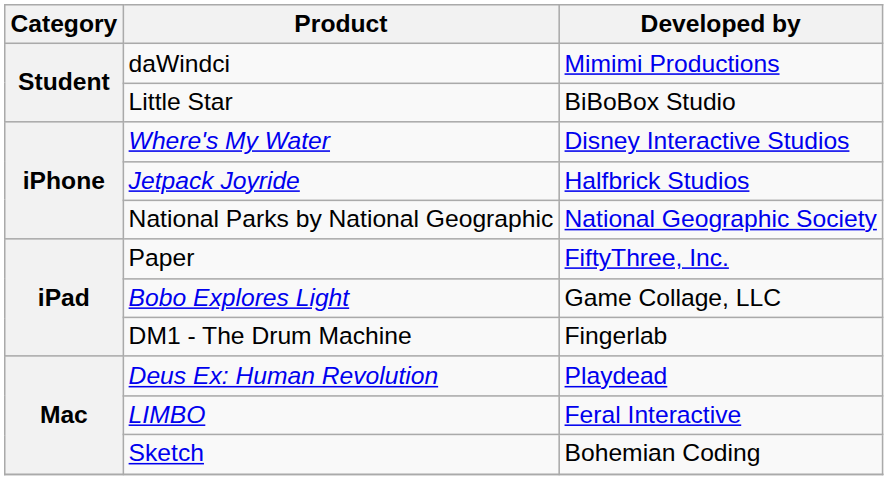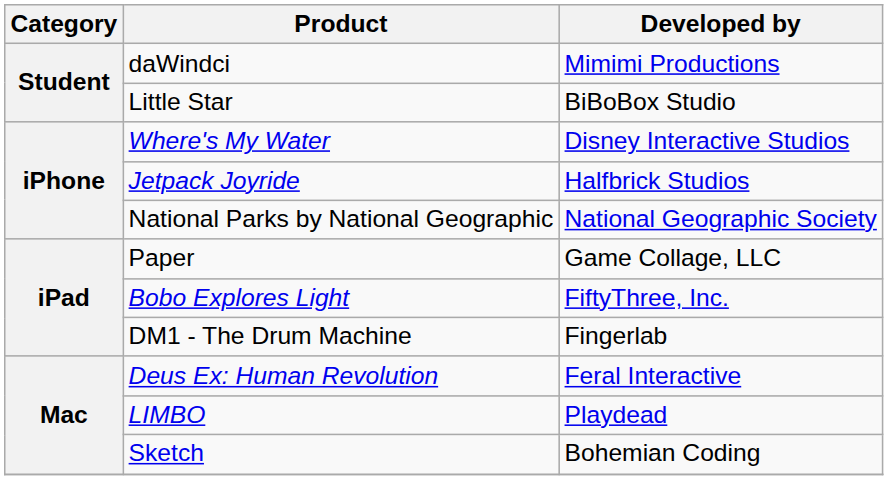(647, 258) FiftyThree, Inc. -> (673, 258) Game Collage, LLC
(673, 297) Game Collage, LLC -> (647, 297) FiftyThree, Inc.
(616, 375) Playdead -> (653, 375) Feral Interactive
(653, 414) Feral Interactive -> (616, 414) Playdead
